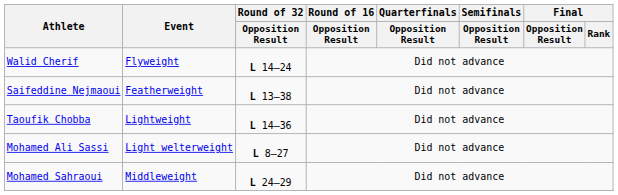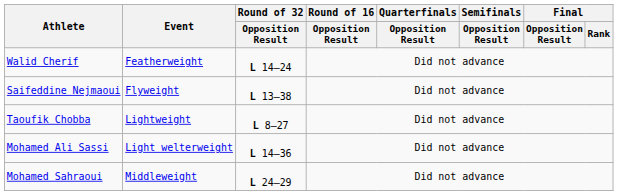(152, 62) Flyweight -> (164, 62) Featherweight
(164, 90) Featherweight -> (152, 90) Flyweight
(271, 125) L 14–36 -> (271, 125) L 8–27
(271, 154) L 8–27 -> (271, 154) L 14–36
